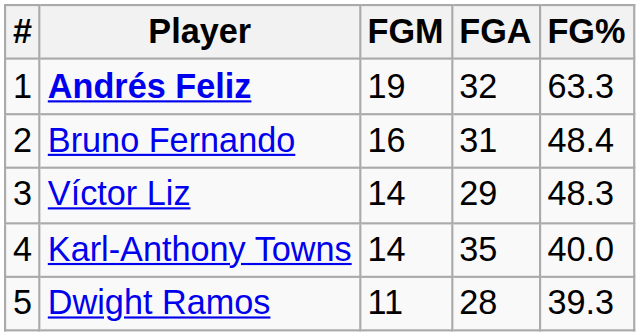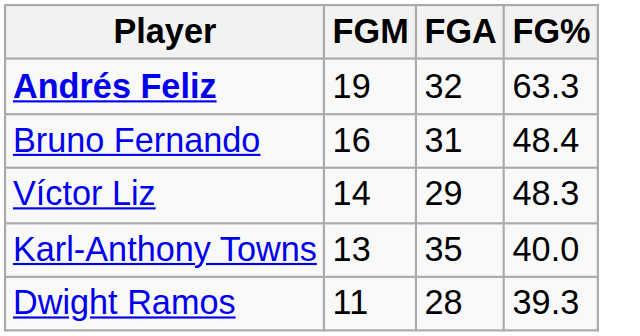- column: (22, 31)
(387, 248) 14 -> (352, 248) 13
